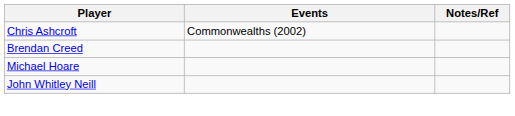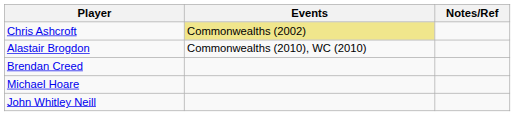(247, 31) no background -> (247, 31) khaki background
+ row: (48, 48)
